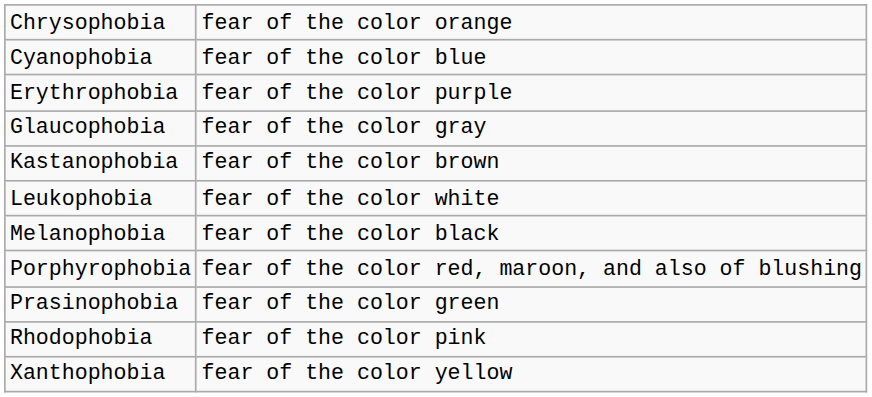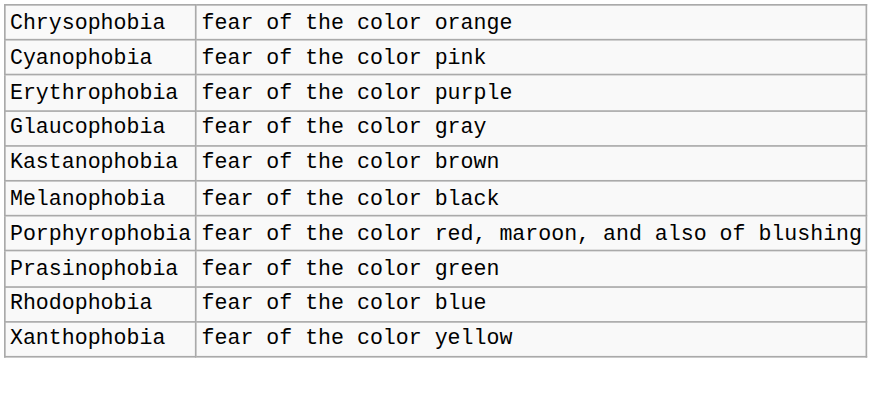(344, 58) fear of the color blue -> (344, 58) fear of the color pink
- row: (81, 198)
(344, 339) fear of the color pink -> (344, 304) fear of the color blue
